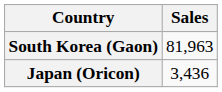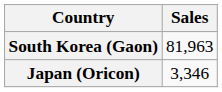(190, 73) 3,436 -> (190, 73) 3,346
